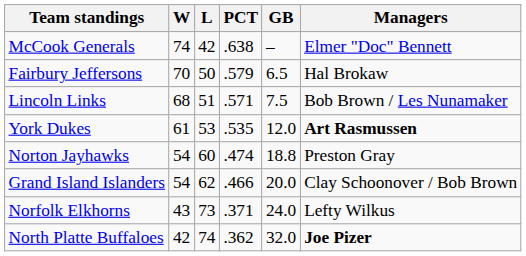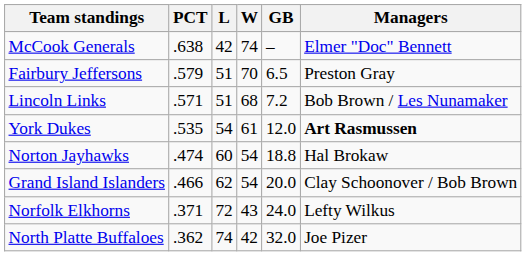columns swapped: (182, 18) <-> (241, 18)
(207, 73) 50 -> (224, 73) 51
(346, 73) Hal Brokaw -> (349, 73) Preston Gray
(277, 100) 7.5 -> (277, 100) 7.2
(207, 127) 53 -> (224, 127) 54
(349, 155) Preston Gray -> (346, 155) Hal Brokaw
(207, 210) 73 -> (224, 210) 72
(338, 237) bold -> (336, 237) normal
